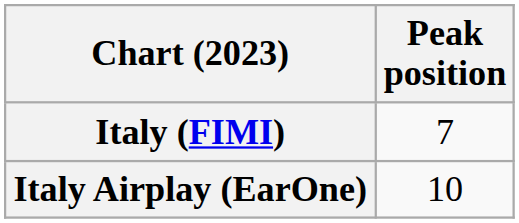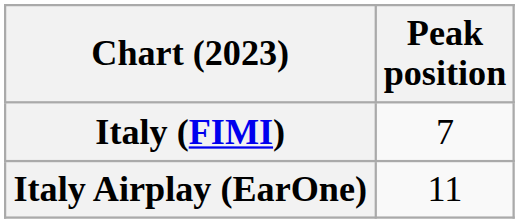(445, 188) 10 -> (445, 188) 11
